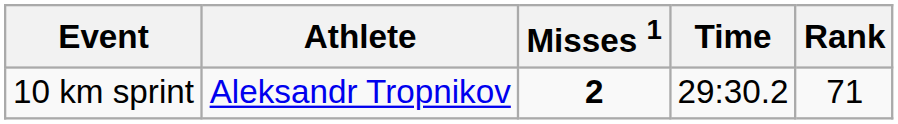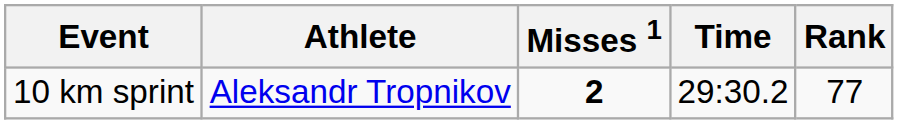(845, 93) 71 -> (845, 93) 77
